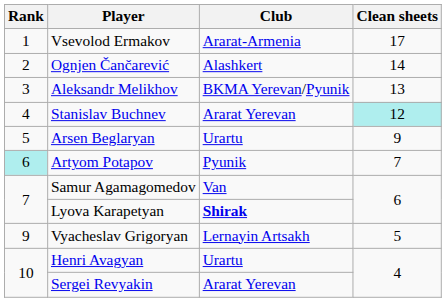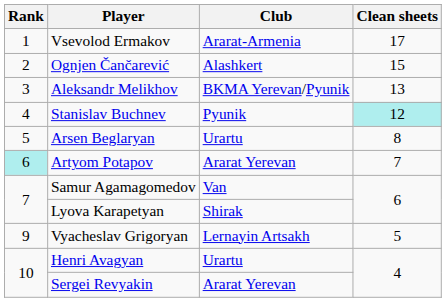(397, 65) 14 -> (397, 65) 15
(249, 114) Ararat Yerevan -> (224, 114) Pyunik
(397, 138) 9 -> (397, 138) 8
(224, 162) Pyunik -> (249, 162) Ararat Yerevan
(225, 211) bold -> (223, 211) normal
